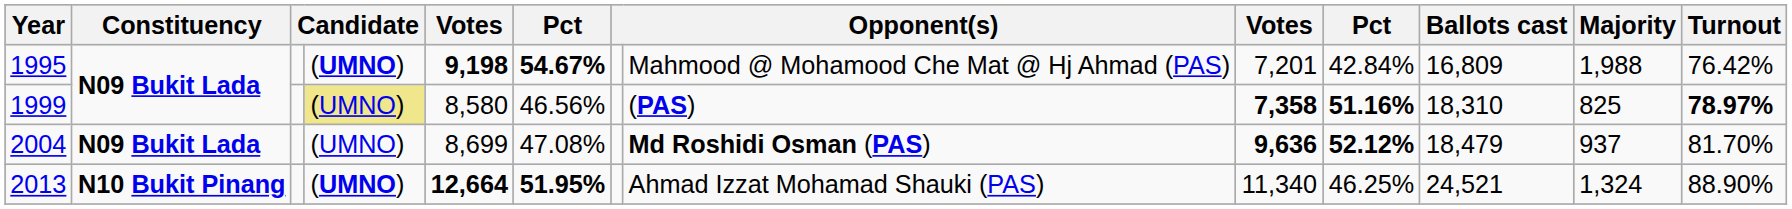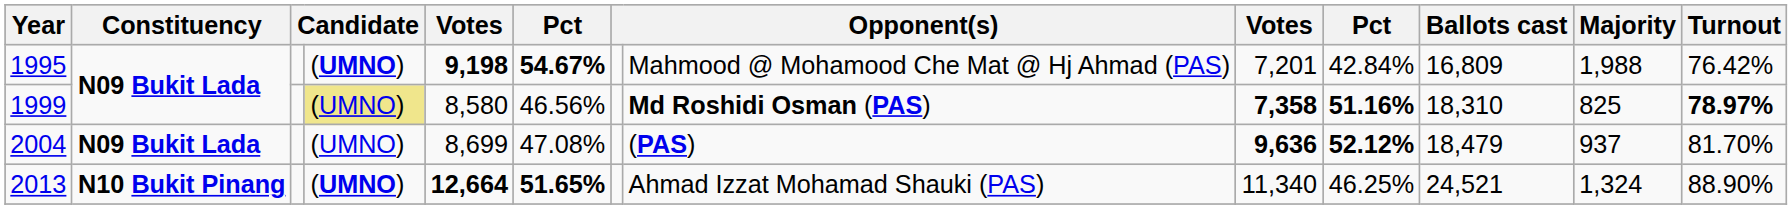(662, 105) (PAS) -> (780, 105) Md Roshidi Osman (PAS)
(780, 145) Md Roshidi Osman (PAS) -> (662, 145) (PAS)
(562, 185) 51.95% -> (562, 185) 51.65%
